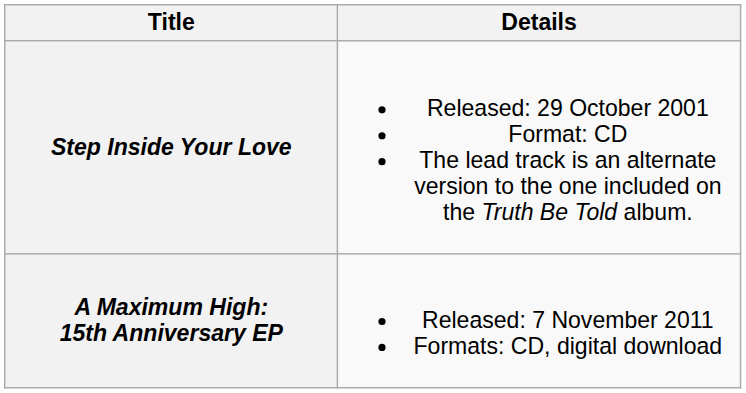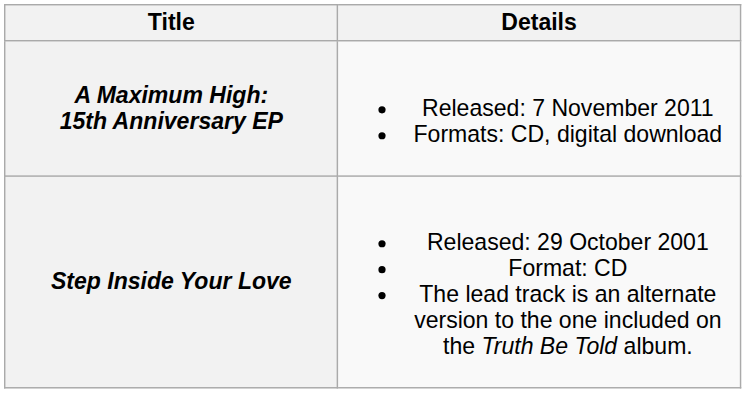rows swapped: (171, 147) <-> (171, 320)
